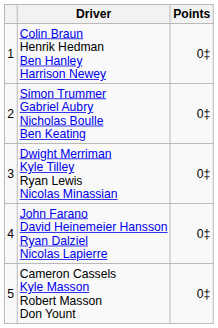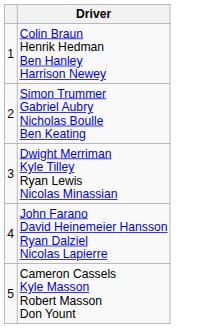- column: (192, 14)
